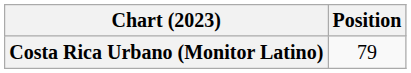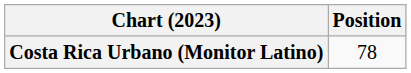(367, 52) 79 -> (367, 52) 78
